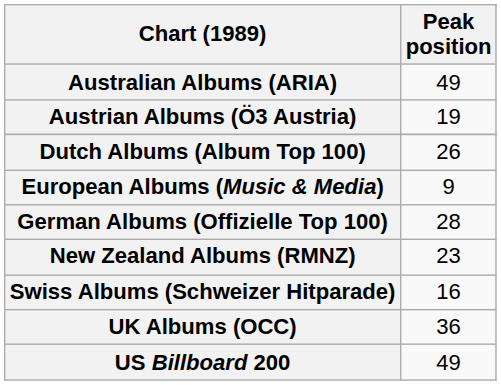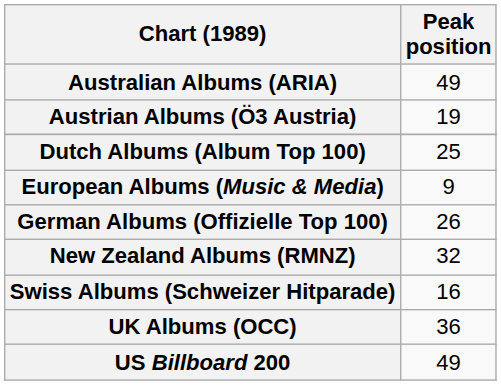(449, 151) 26 -> (449, 151) 25
(449, 221) 28 -> (449, 221) 26
(449, 256) 23 -> (449, 256) 32
